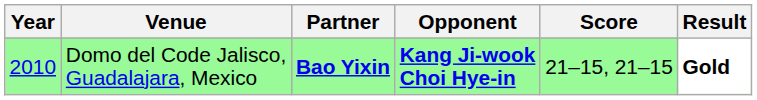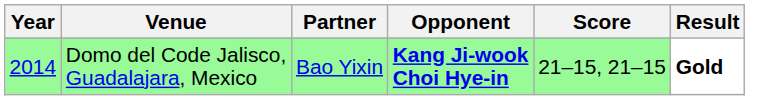(33, 66) 2010 -> (33, 66) 2014
(343, 66) bold -> (340, 66) normal
